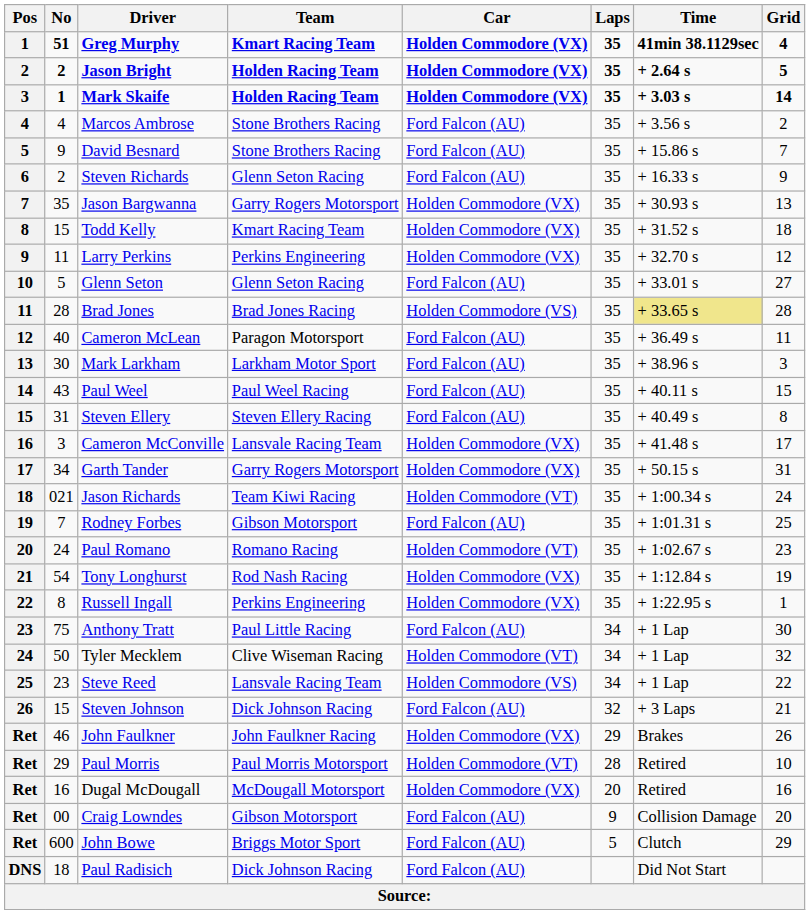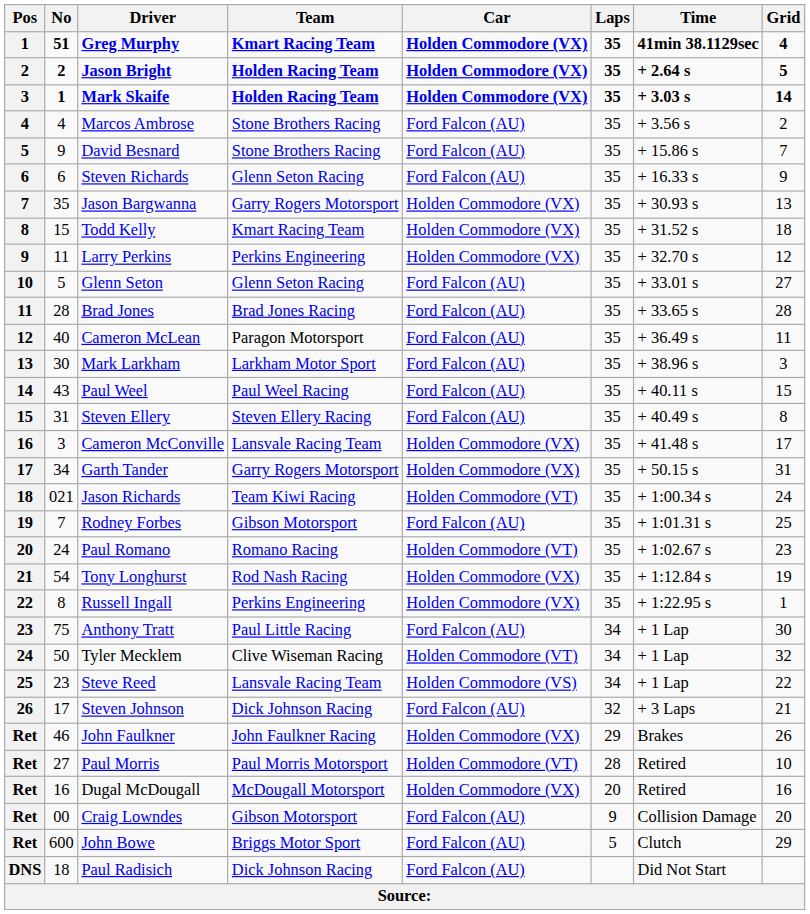(61, 177) 2 -> (61, 177) 6
(492, 310) Holden Commodore (VS) -> (466, 310) Ford Falcon (AU)
(668, 310) khaki background -> (668, 310) no background
(61, 709) 15 -> (61, 709) 17
(61, 763) 29 -> (61, 763) 27
